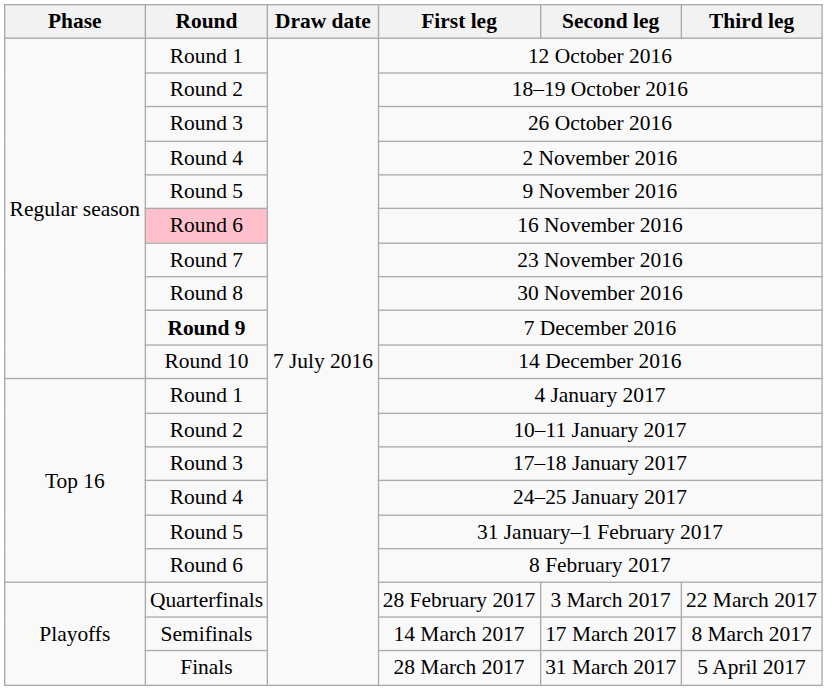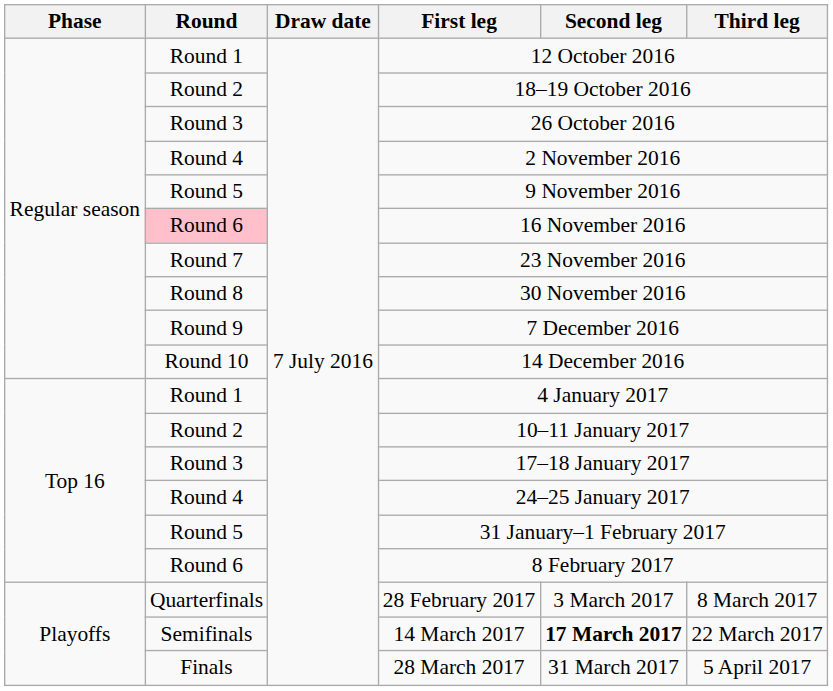(206, 327) bold -> (206, 327) normal
(752, 599) 22 March 2017 -> (757, 599) 8 March 2017
(611, 633) normal -> (613, 633) bold
(752, 633) 8 March 2017 -> (757, 633) 22 March 2017
